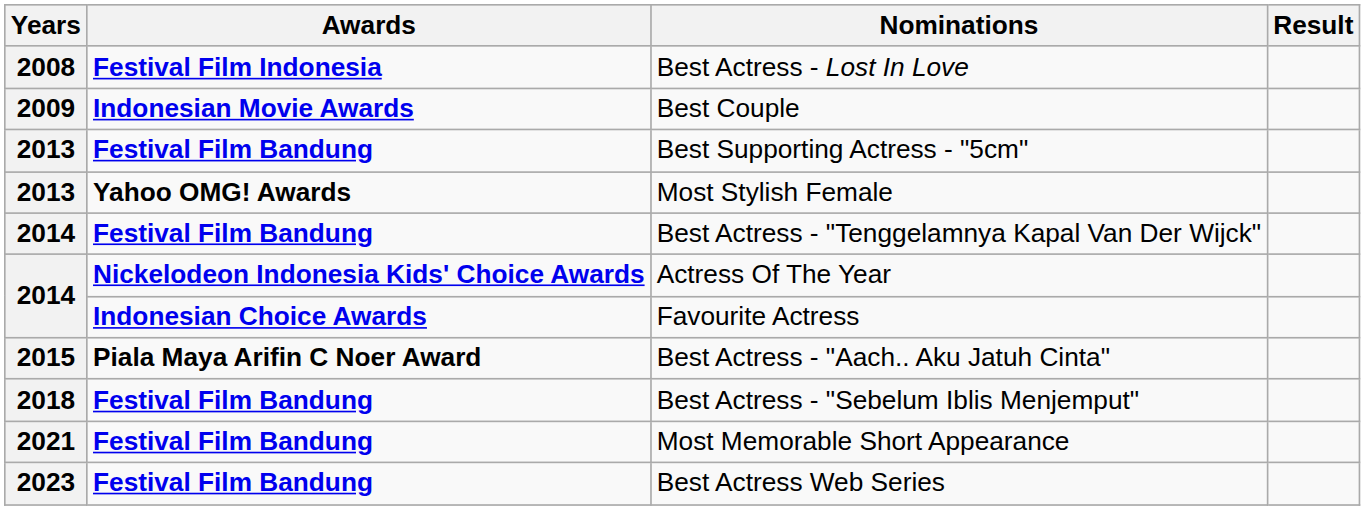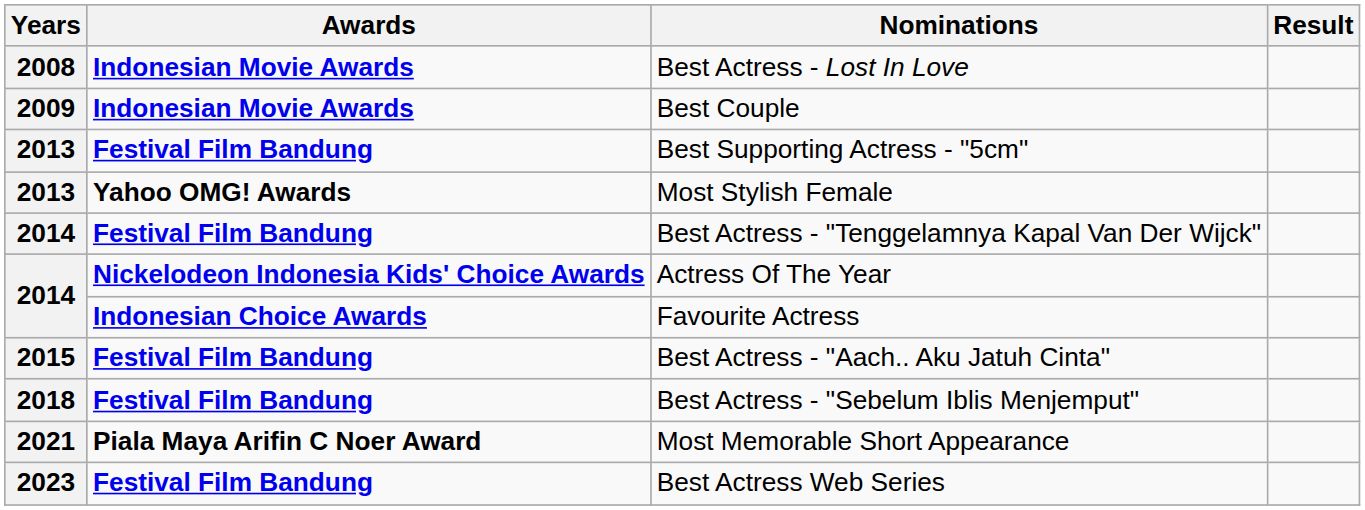(237, 66) Festival Film Indonesia -> (253, 66) Indonesian Movie Awards
(287, 358) Piala Maya Arifin C Noer Award -> (233, 358) Festival Film Bandung
(233, 441) Festival Film Bandung -> (287, 441) Piala Maya Arifin C Noer Award
